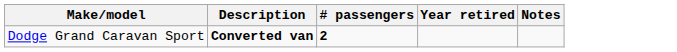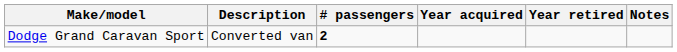+ column: (472, 15)
(262, 37) bold -> (262, 37) normal
